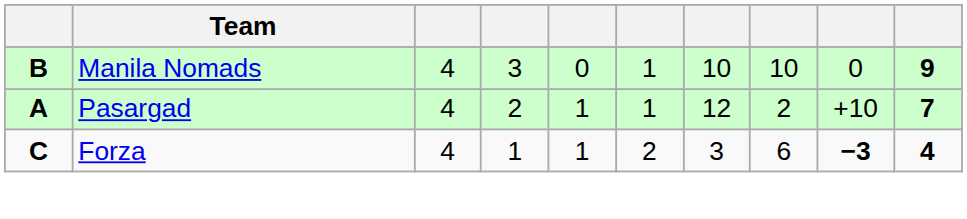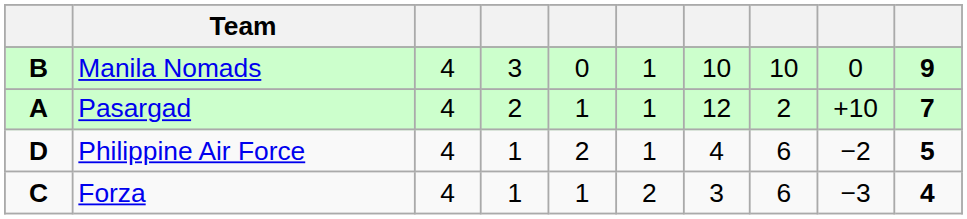+ row: (192, 151)
(856, 151) bold -> (856, 193) normal
